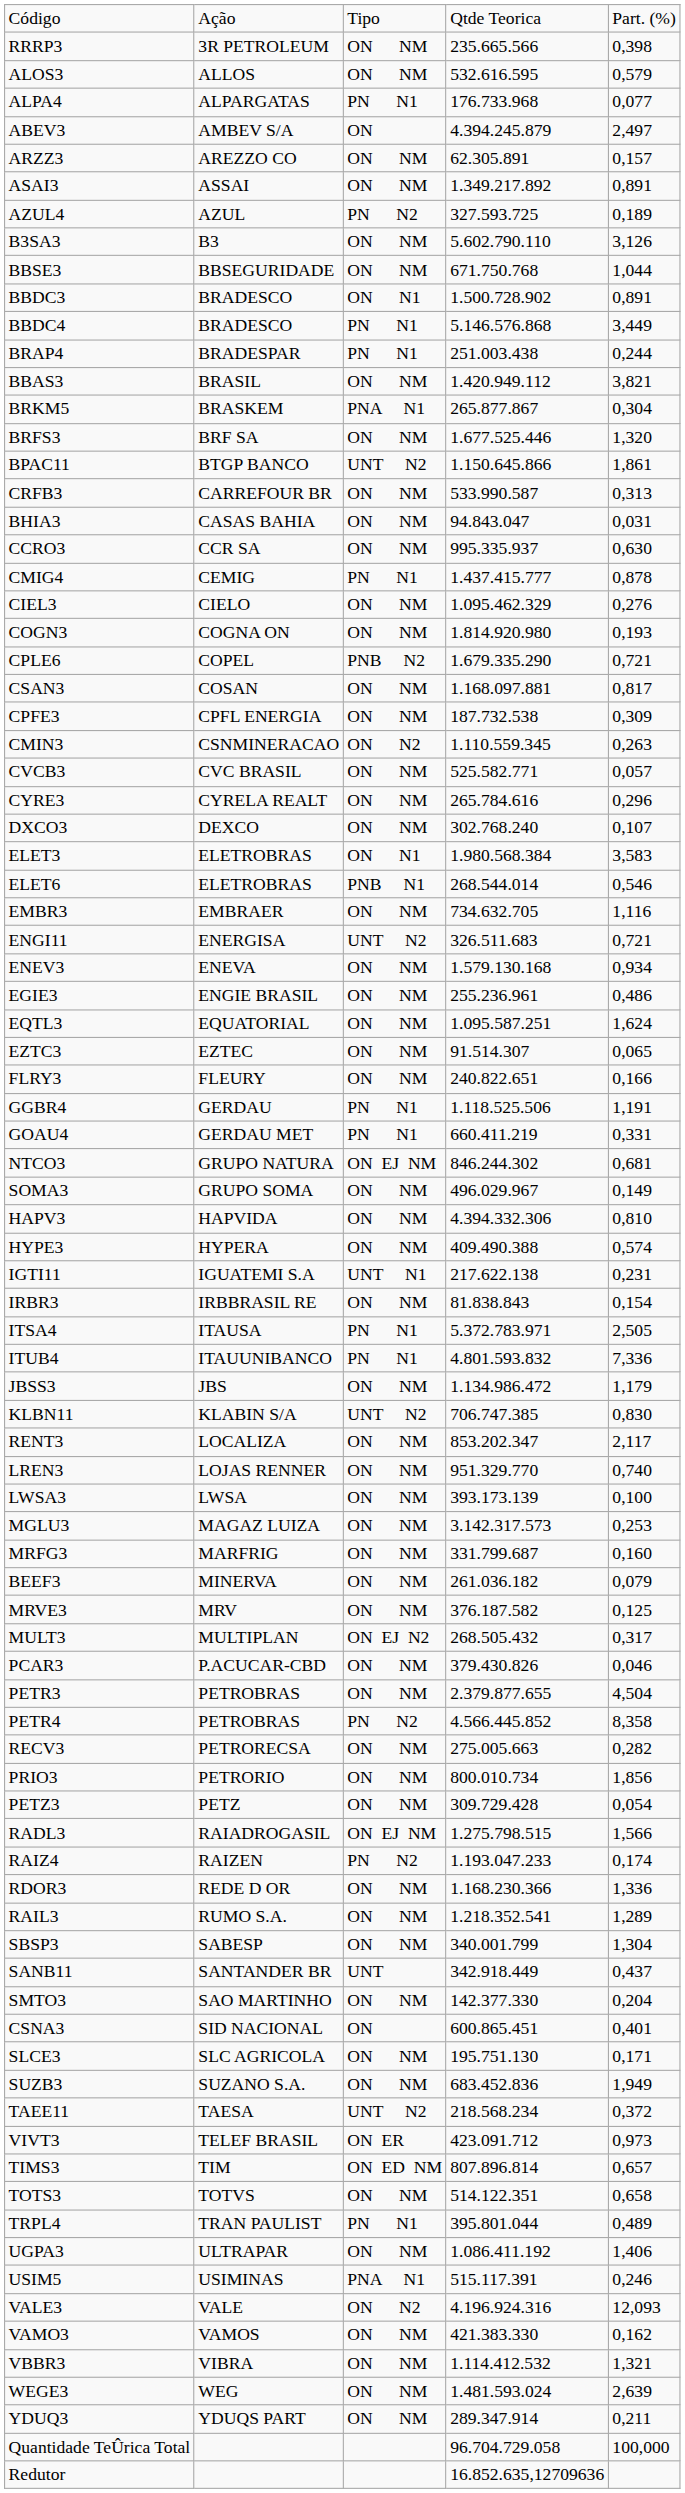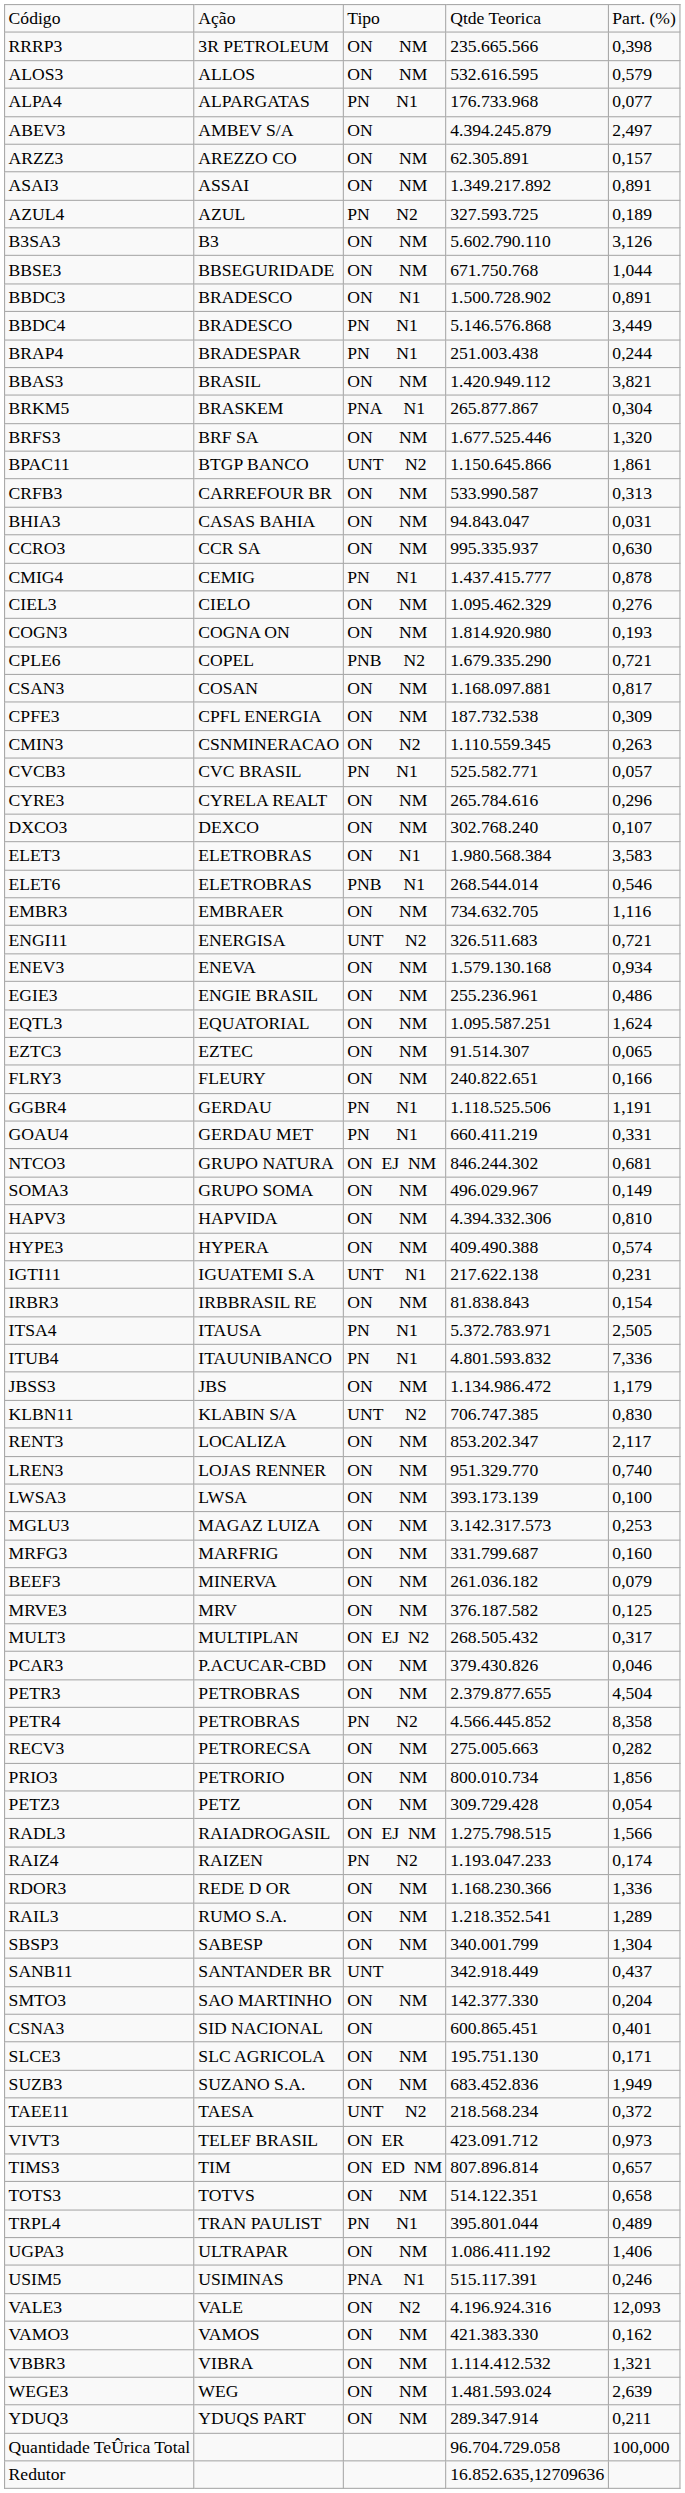(387, 772) ON NM -> (382, 772) PN N1
